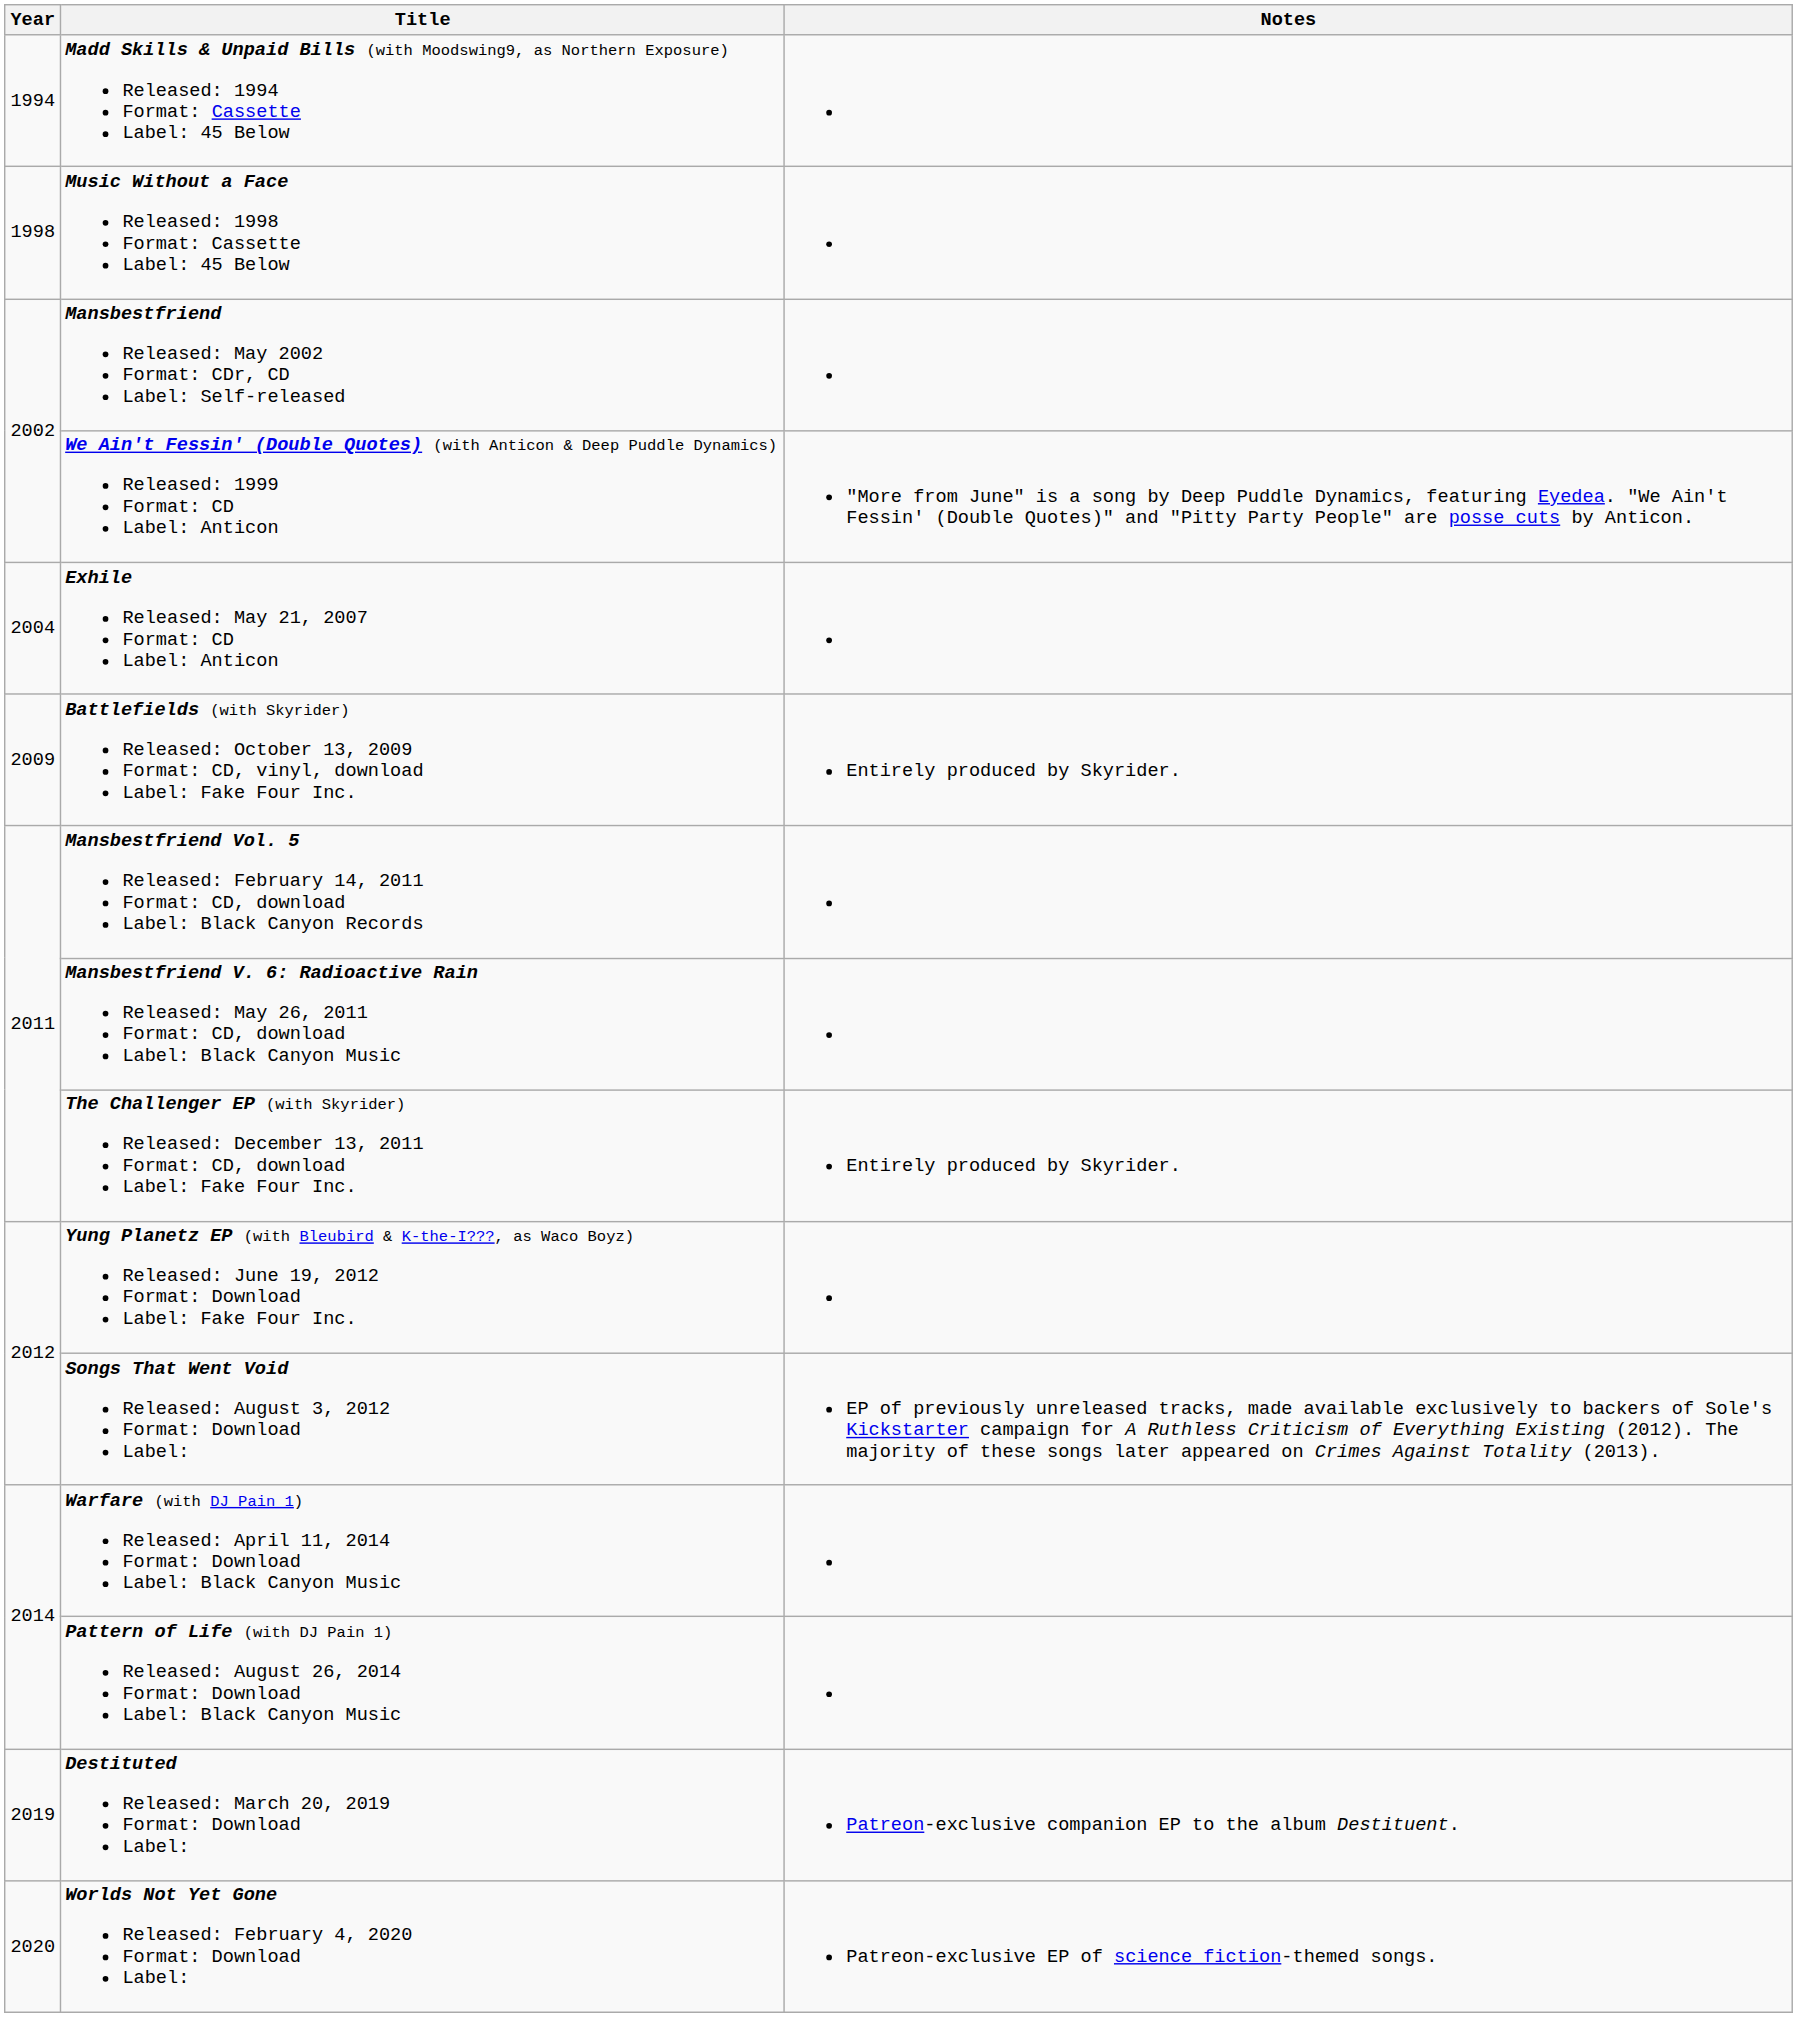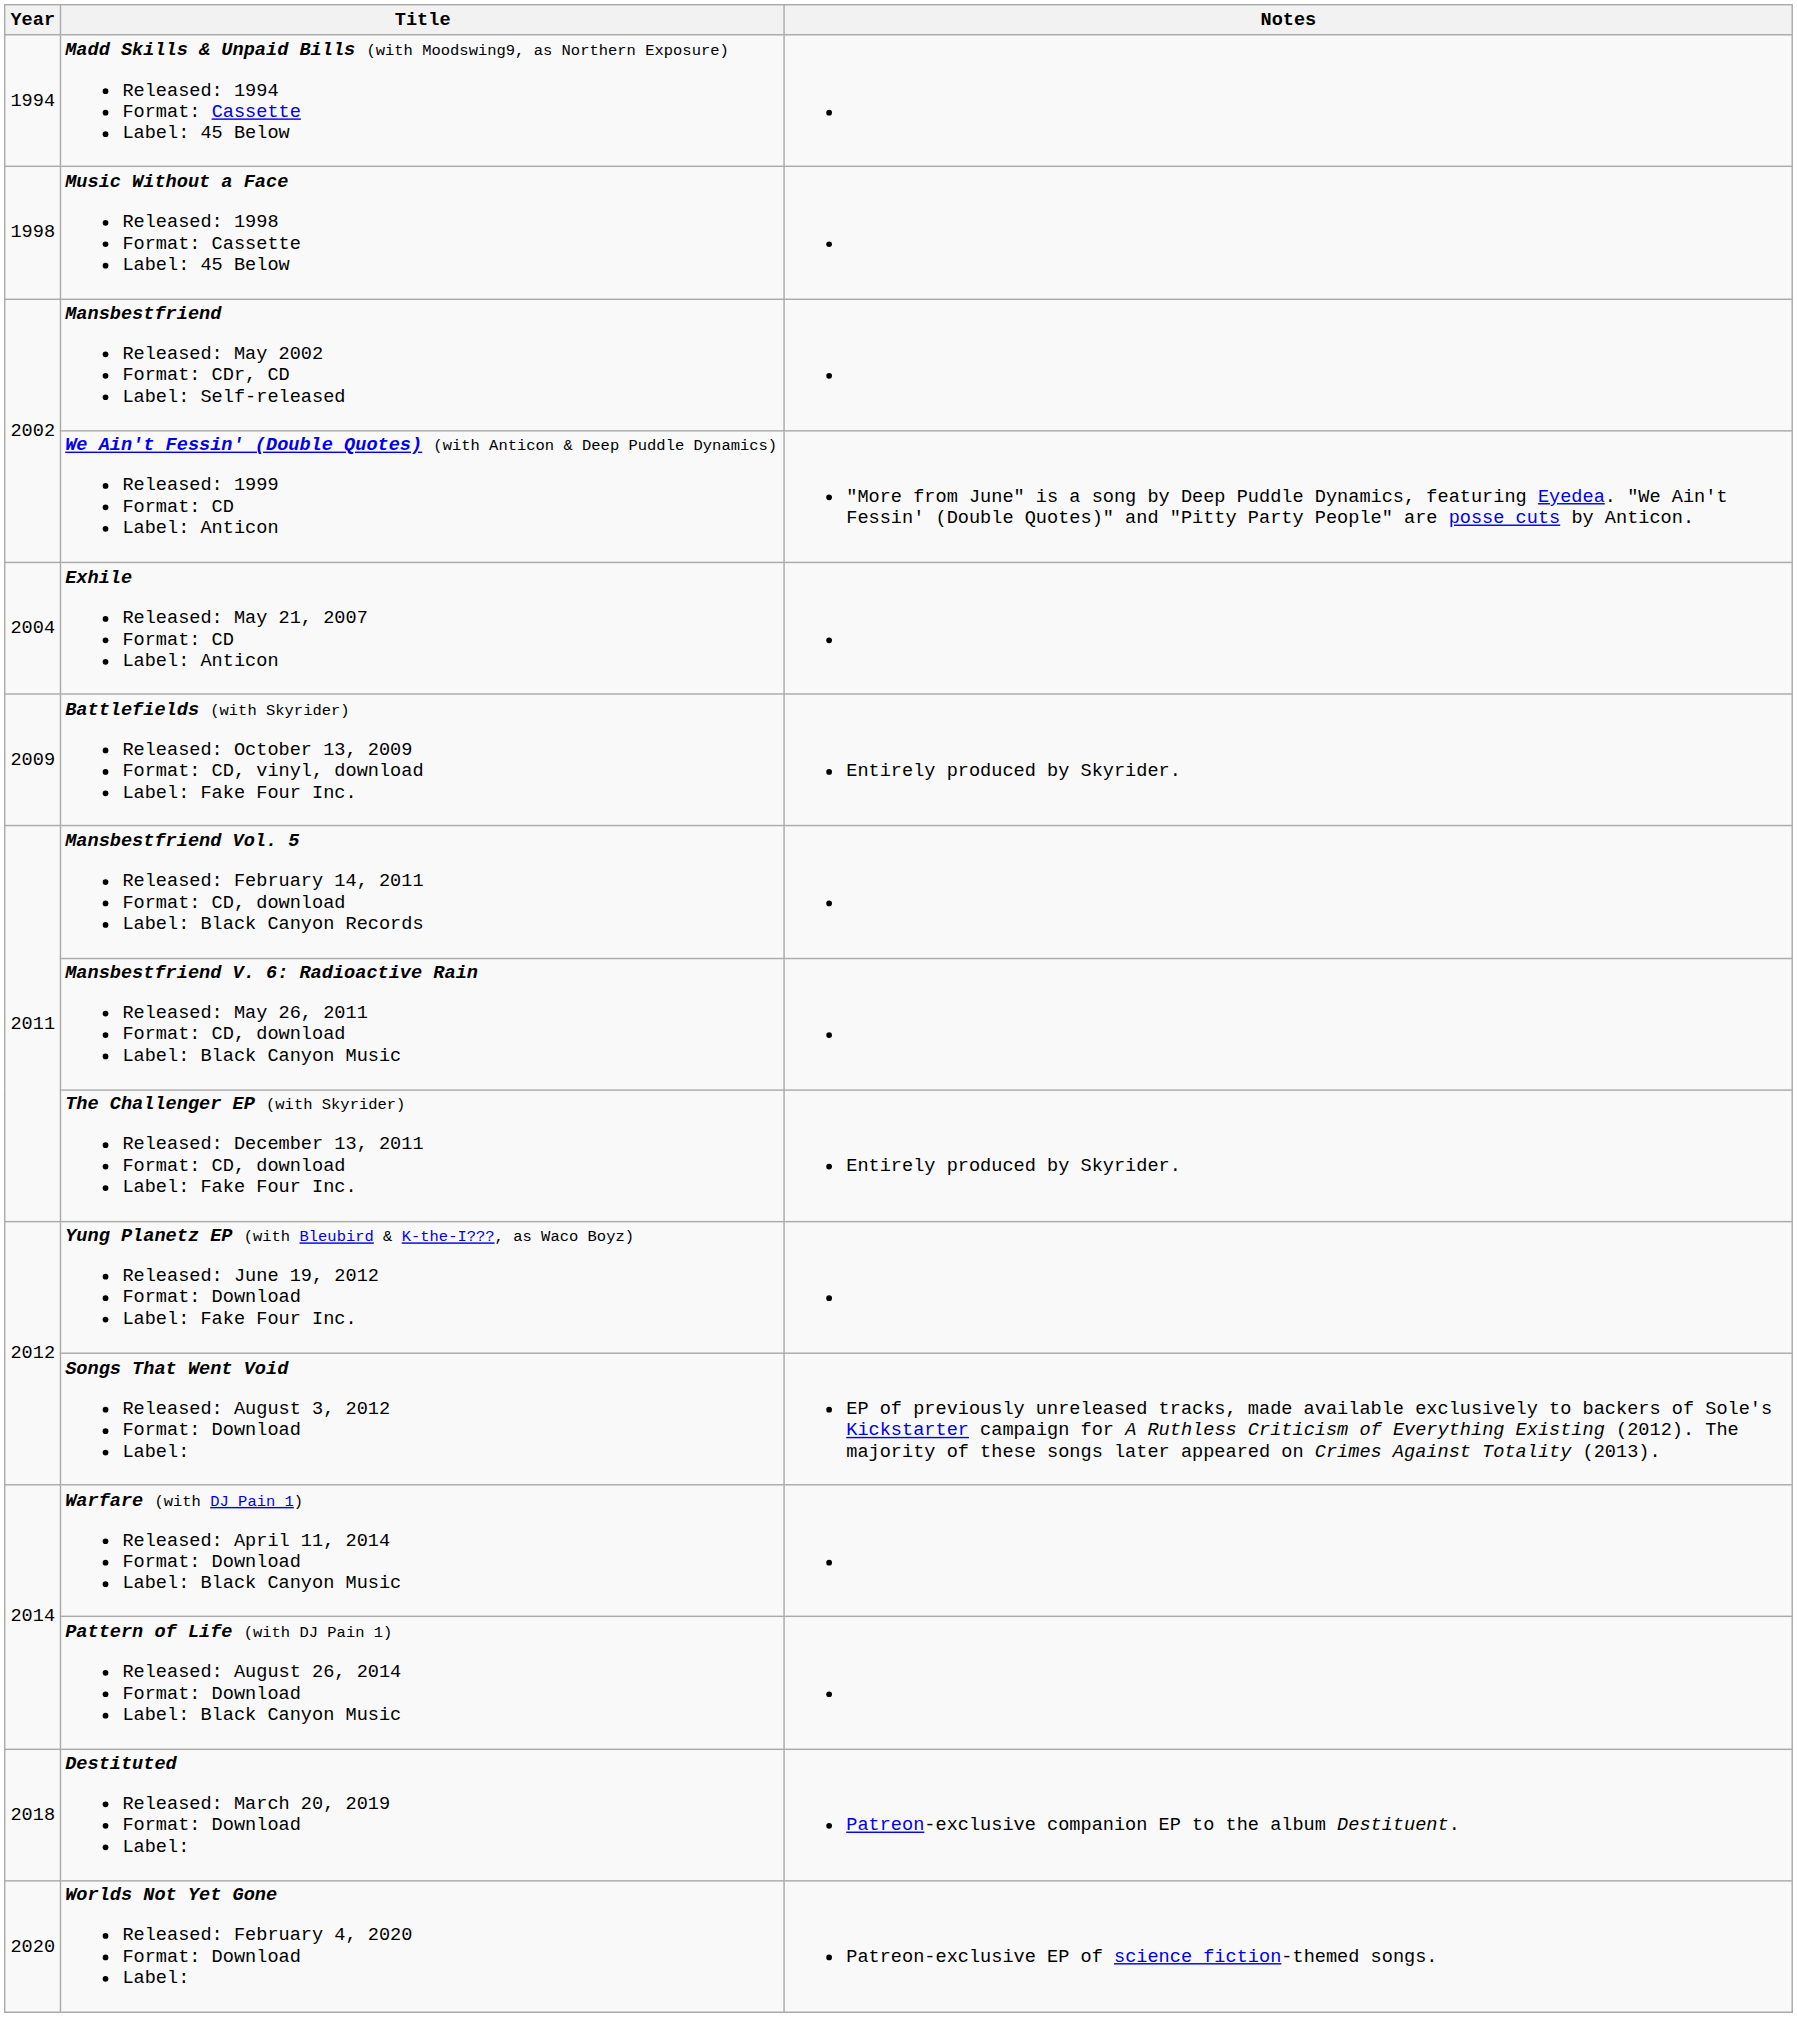(33, 1815) 2019 -> (33, 1815) 2018
